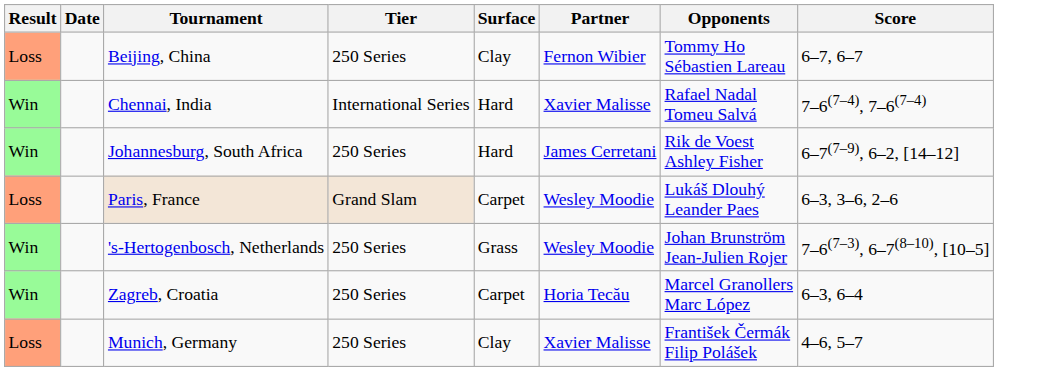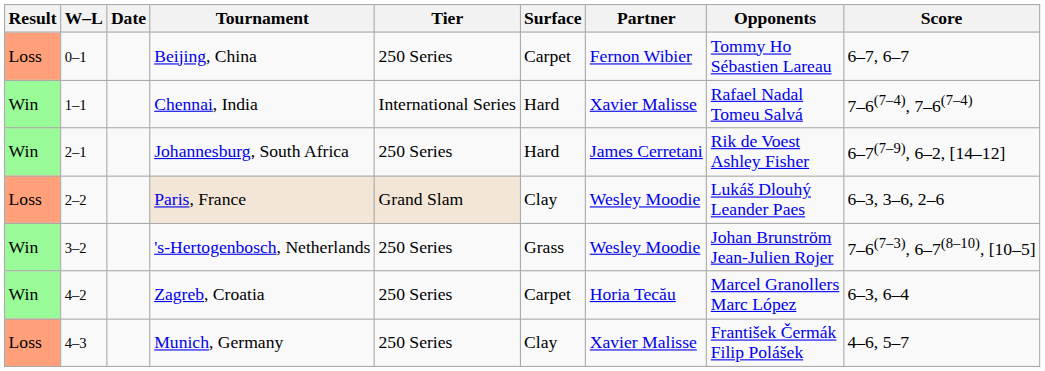+ column: (84, 18)
(494, 56) Clay -> (547, 56) Carpet
(501, 199) Carpet -> (541, 199) Clay
